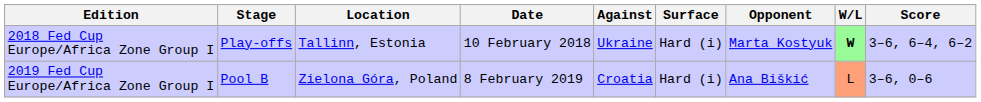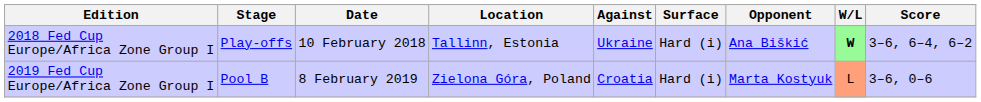columns swapped: (527, 15) <-> (378, 15)
(781, 43) Marta Kostyuk -> (769, 43) Ana Biškić
(769, 79) Ana Biškić -> (781, 79) Marta Kostyuk
